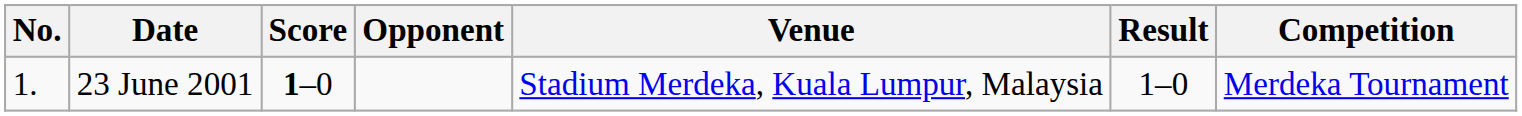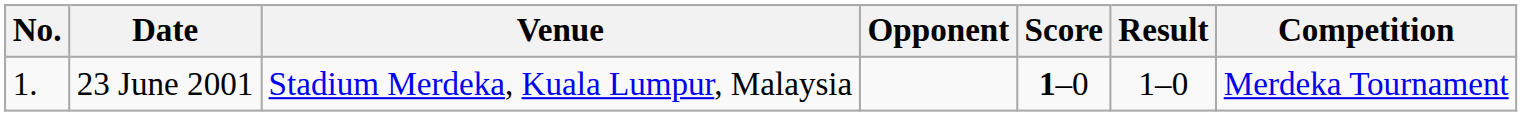columns swapped: (811, 30) <-> (308, 30)
